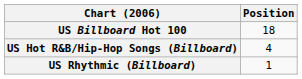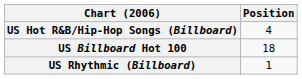rows swapped: (122, 30) <-> (122, 48)
